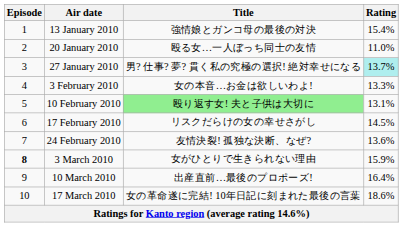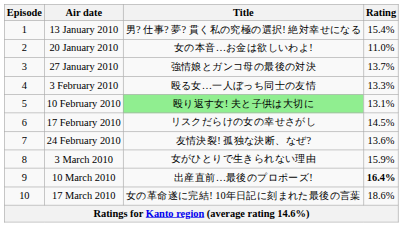(243, 29) 強情娘とガンコ母の最後の対決 -> (243, 29) 男? 仕事? 夢? 貫く私の究極の選択! 絶対幸せになる
(243, 48) 殴る女…一人ぼっち同士の友情 -> (243, 48) 女の本音…お金は欲しいわよ!
(243, 66) 男? 仕事? 夢? 貫く私の究極の選択! 絶対幸せになる -> (243, 66) 強情娘とガンコ母の最後の対決
(381, 67) paleturquoise background -> (381, 67) no background
(243, 85) 女の本音…お金は欲しいわよ! -> (243, 85) 殴る女…一人ぼっち同士の友情
(24, 159) bold -> (24, 159) normal
(381, 177) normal -> (381, 177) bold
